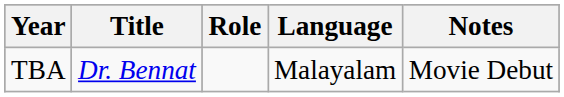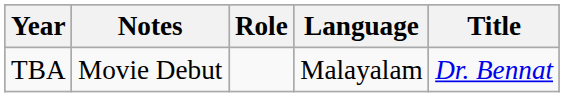columns swapped: (137, 26) <-> (481, 26)
